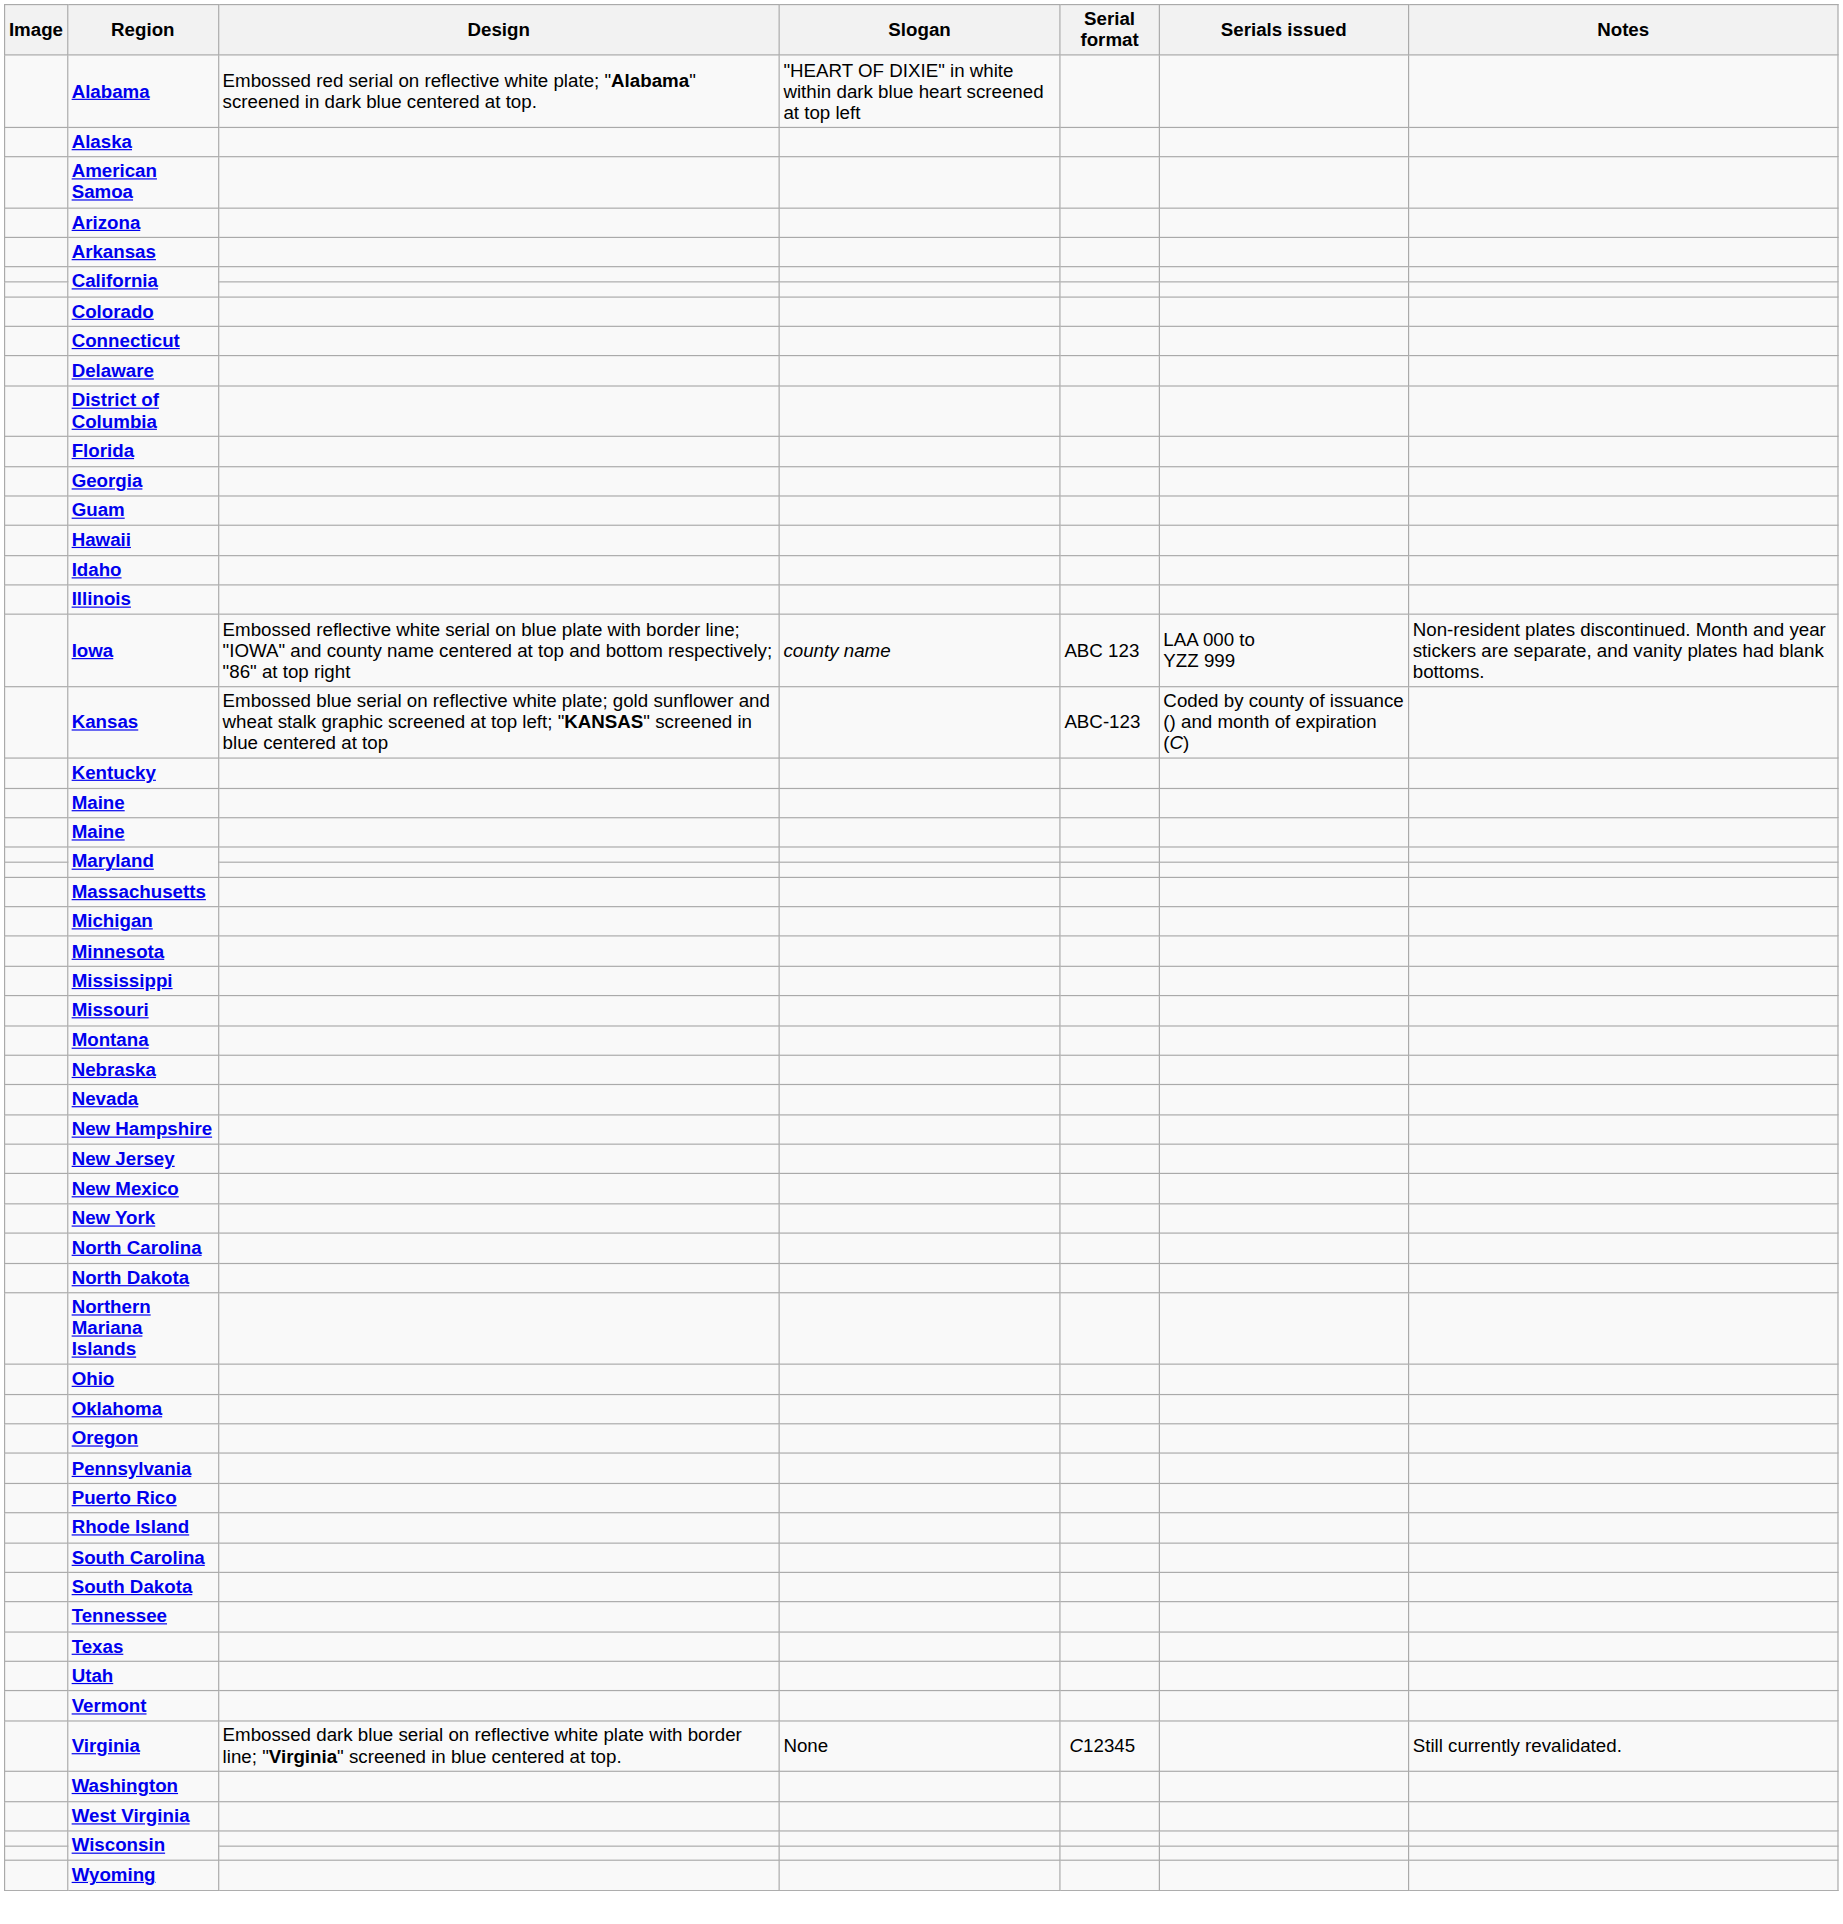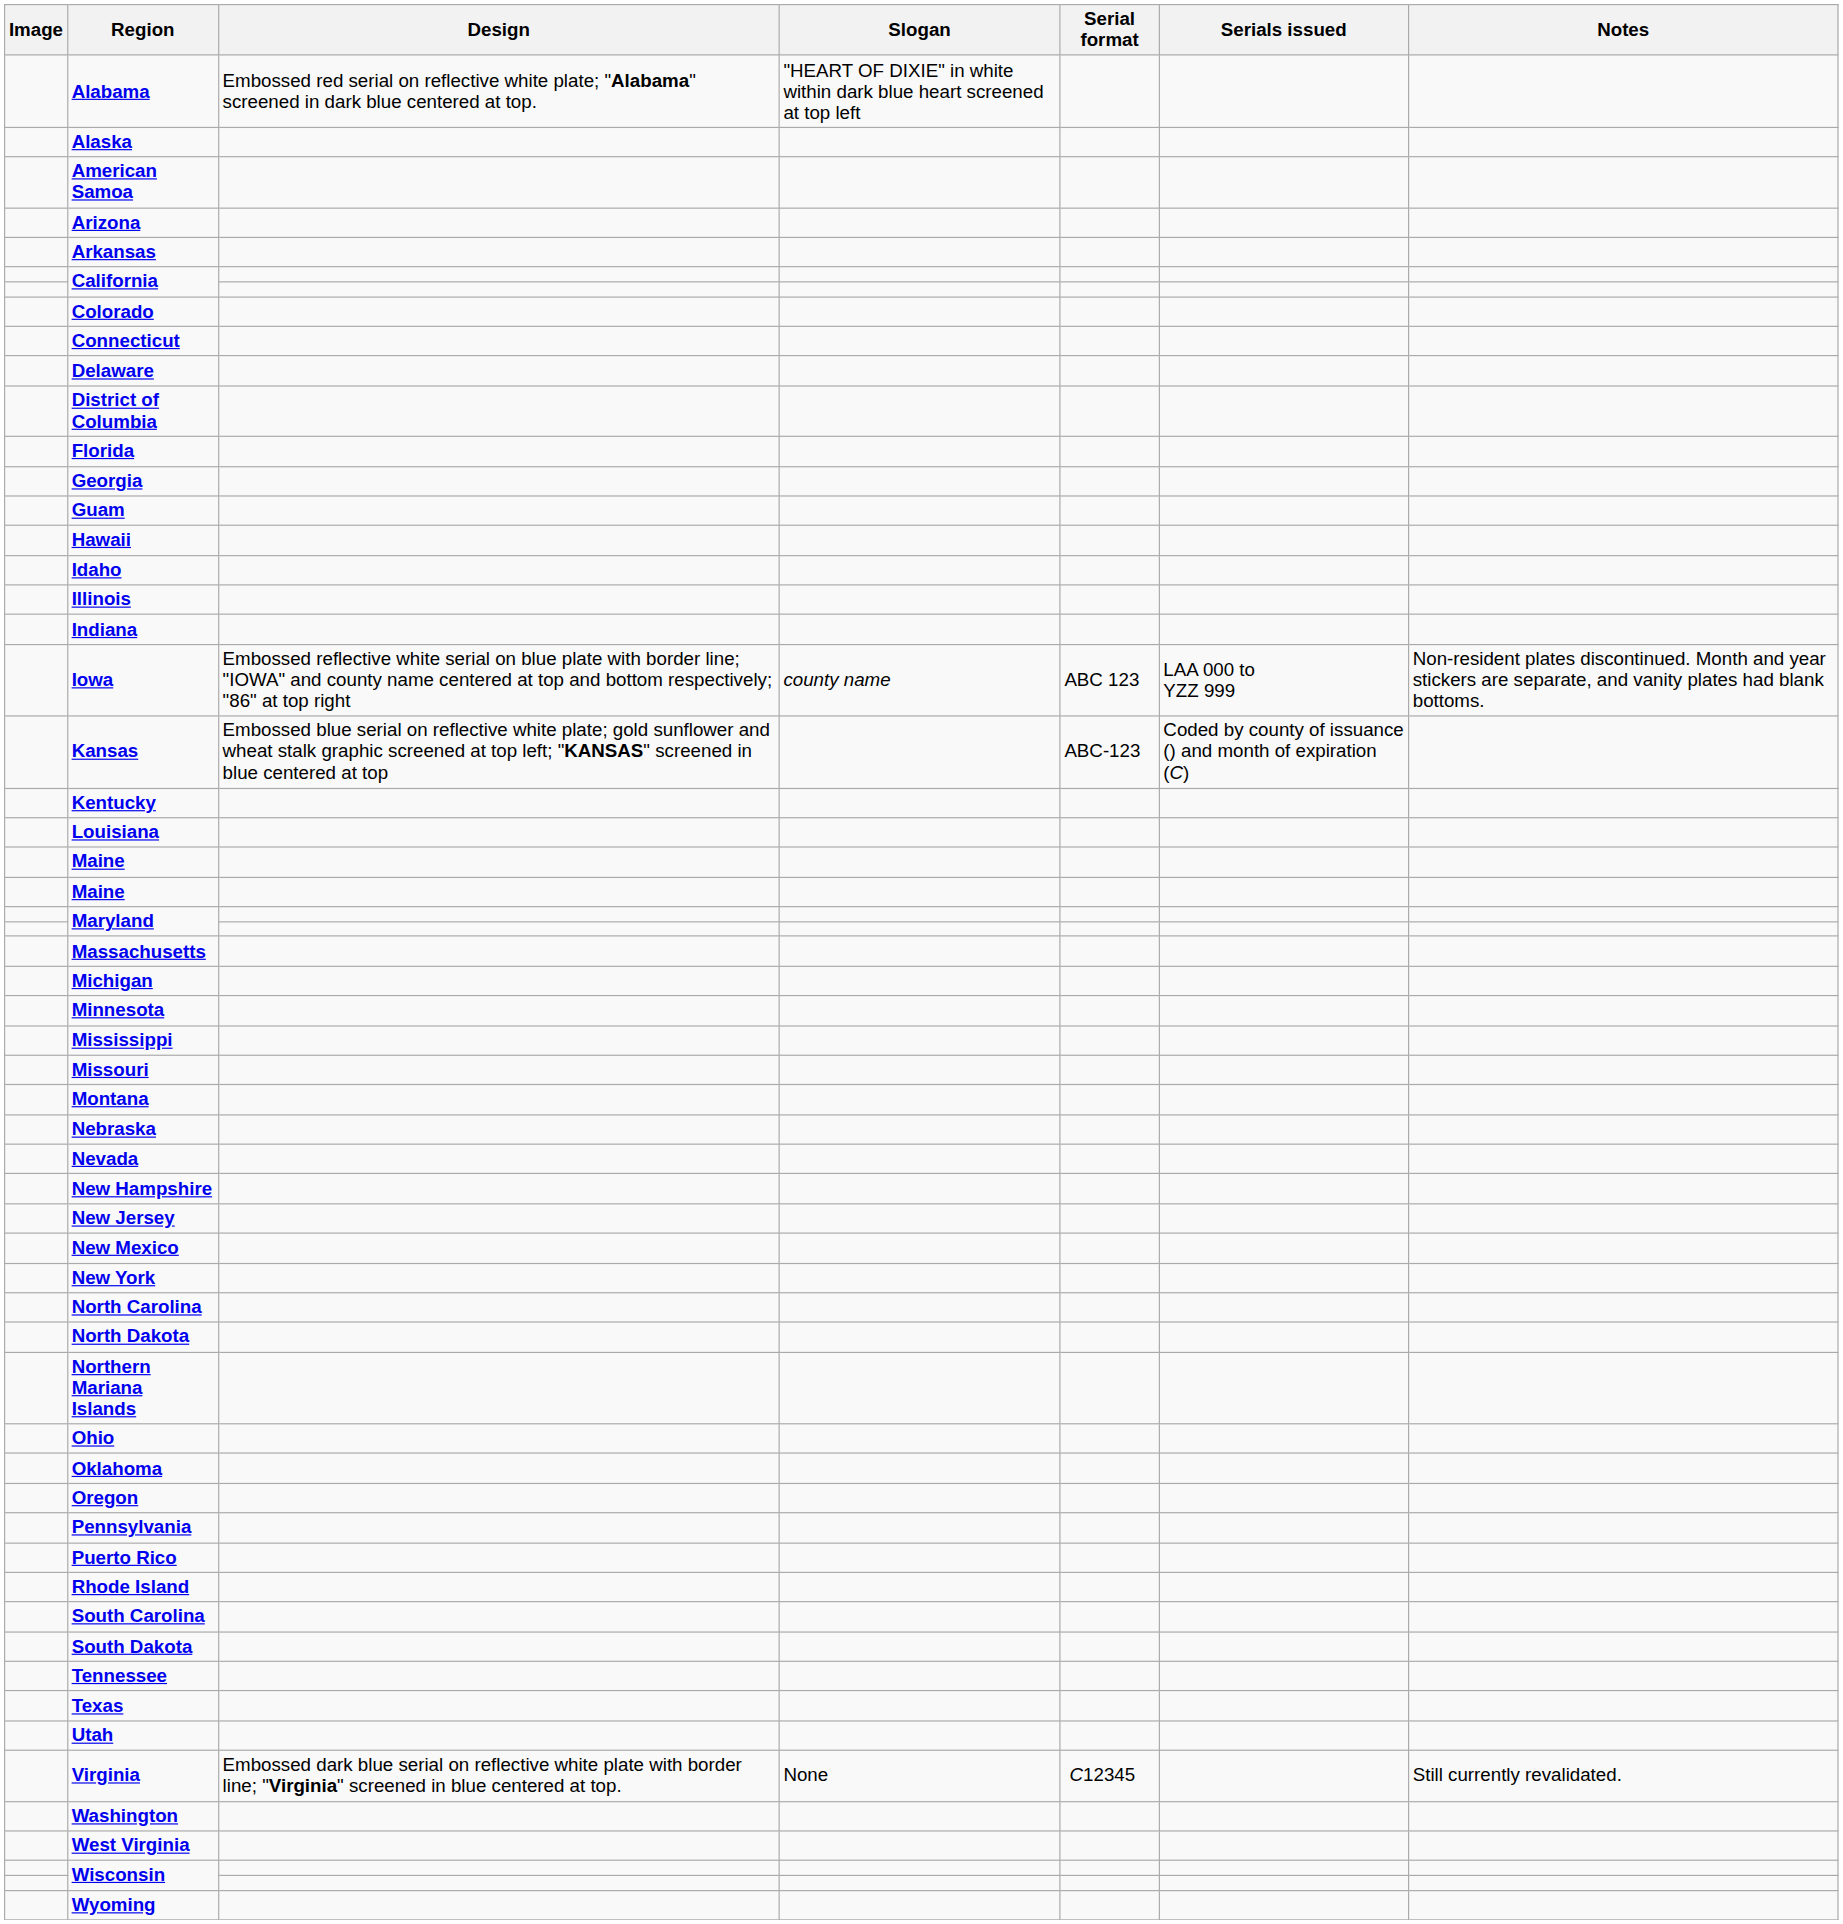+ row: (104, 629)
+ row: (115, 832)
- row: (109, 1705)
